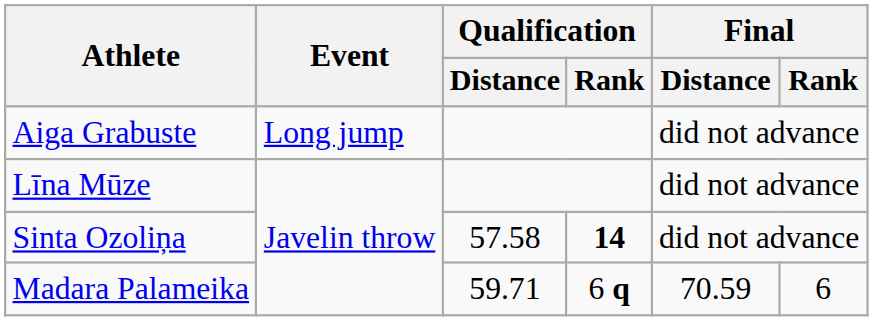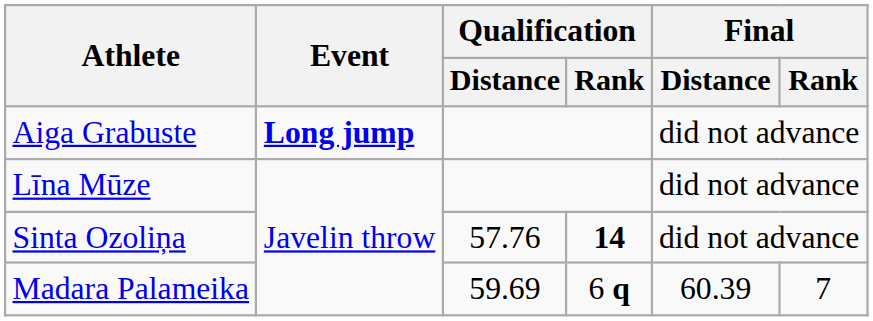(334, 132) normal -> (339, 132) bold
(505, 237) 57.58 -> (505, 237) 57.76
(505, 289) 59.71 -> (505, 289) 59.69
(716, 289) 70.59 -> (716, 289) 60.39
(823, 289) 6 -> (823, 289) 7
